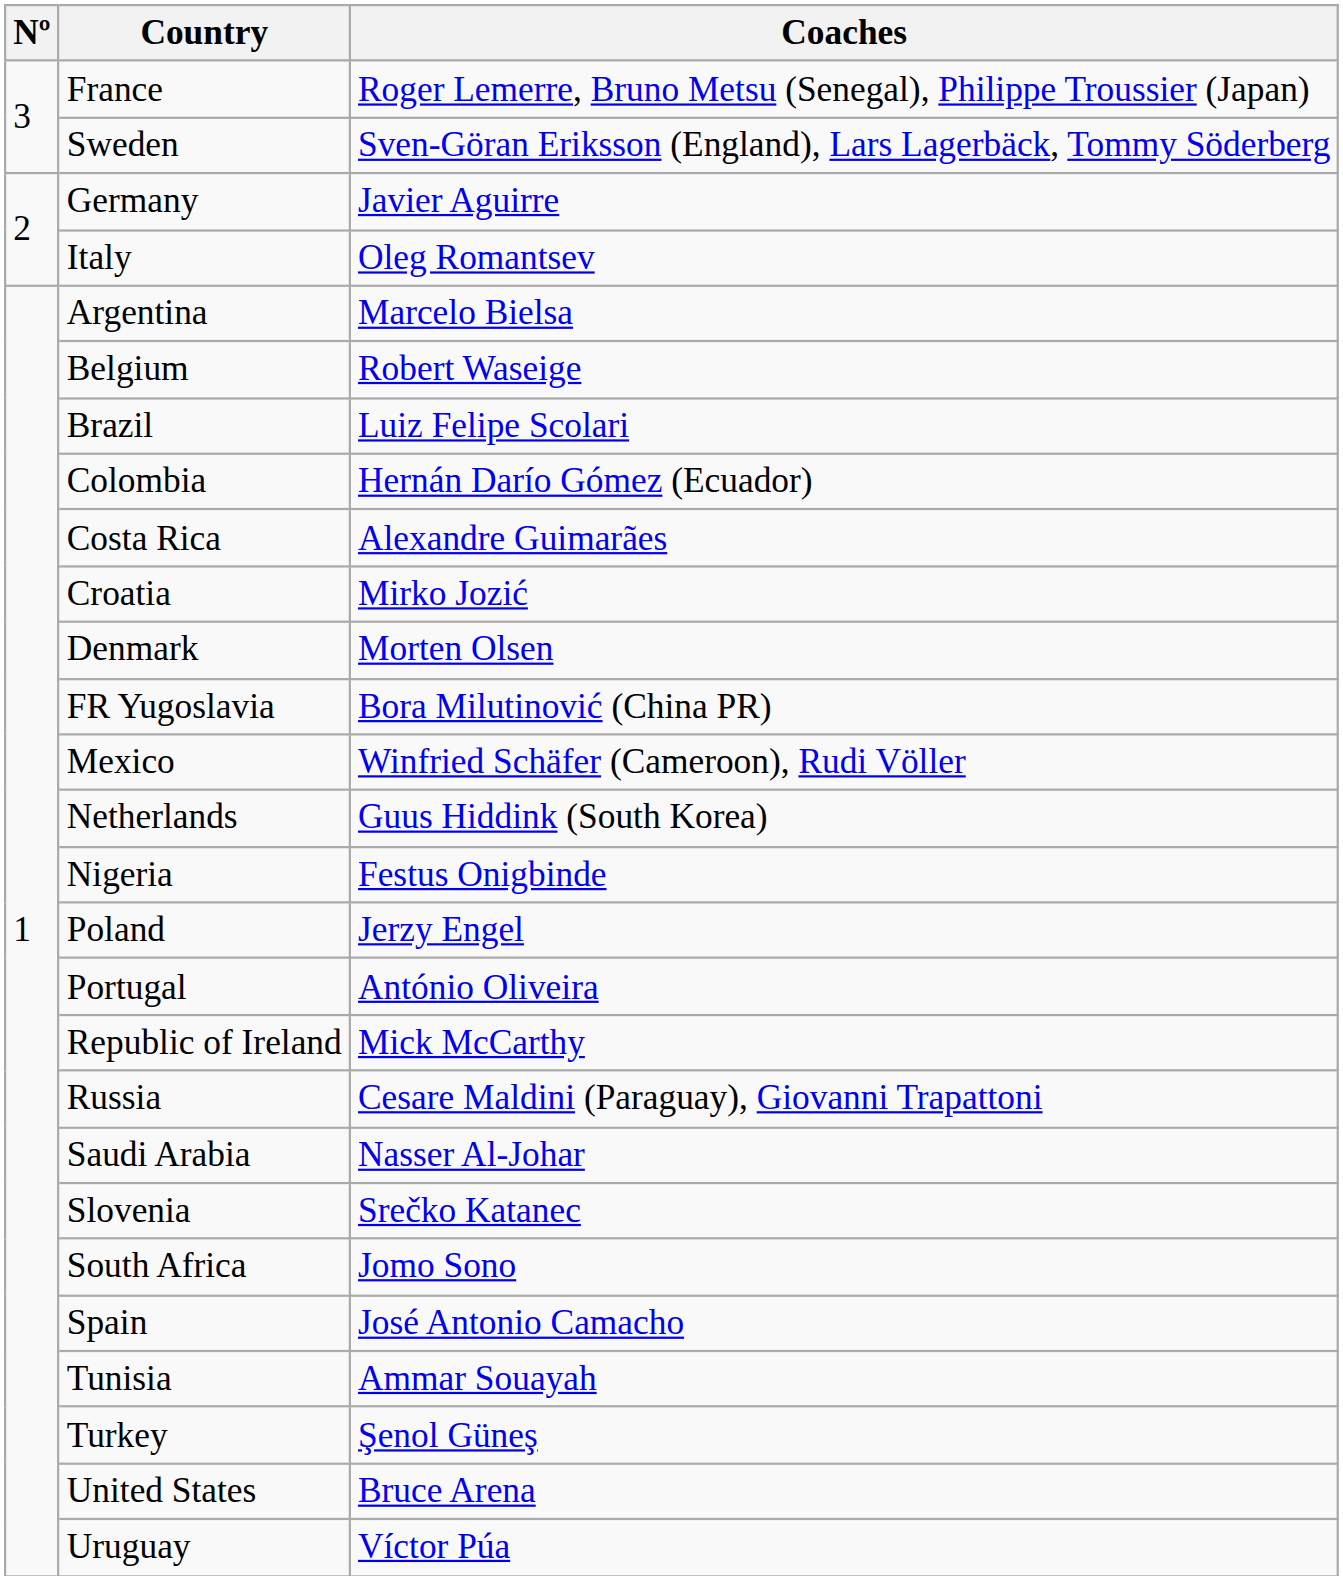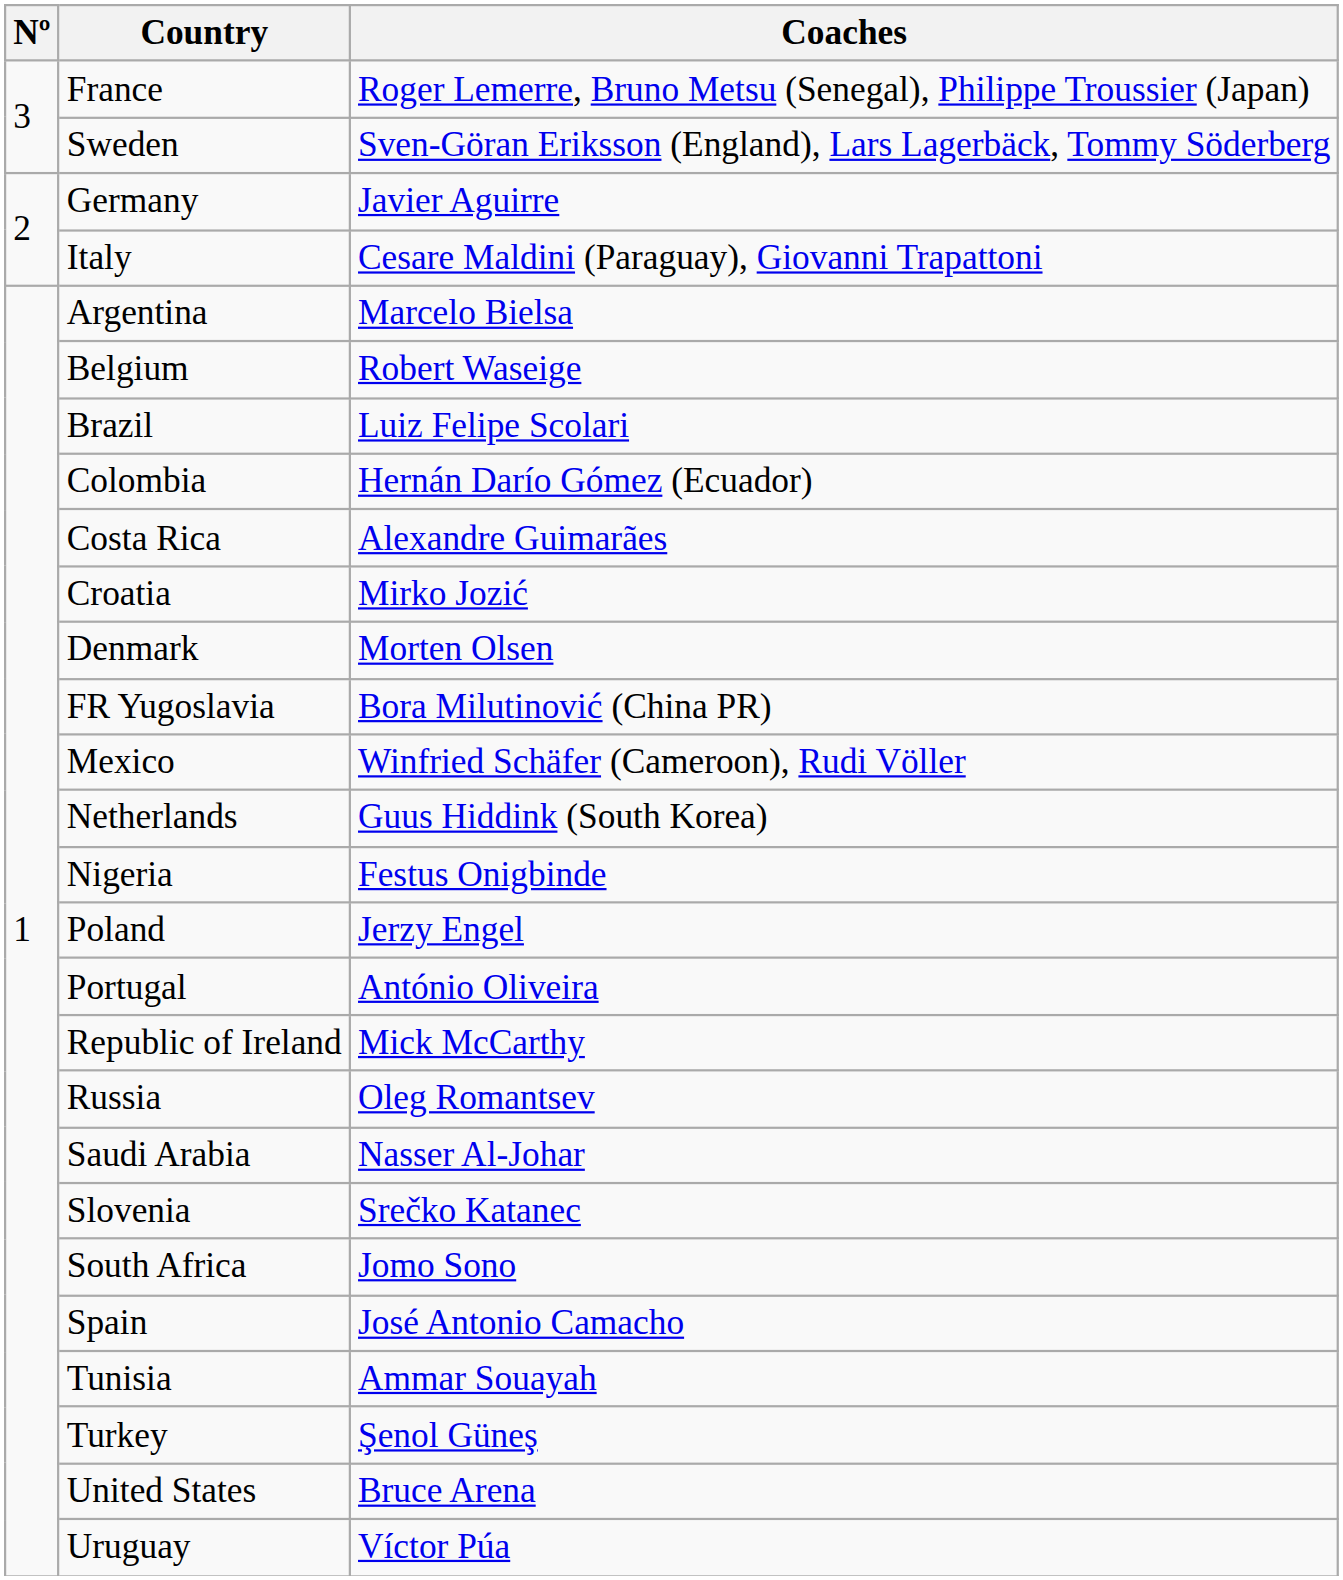(476, 256) Oleg Romantsev -> (700, 256) Cesare Maldini (Paraguay), Giovanni Trapattoni
(700, 1098) Cesare Maldini (Paraguay), Giovanni Trapattoni -> (476, 1098) Oleg Romantsev
